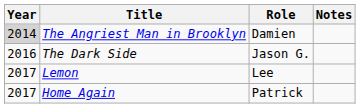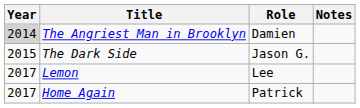(22, 54) 2016 -> (22, 54) 2015
